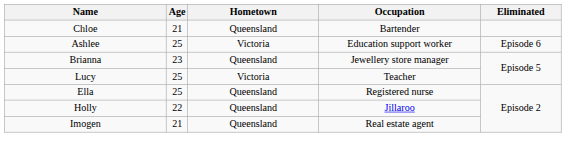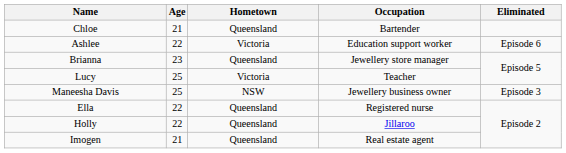(177, 44) 25 -> (177, 44) 22
+ row: (85, 92)
(177, 92) 25 -> (177, 108) 22
